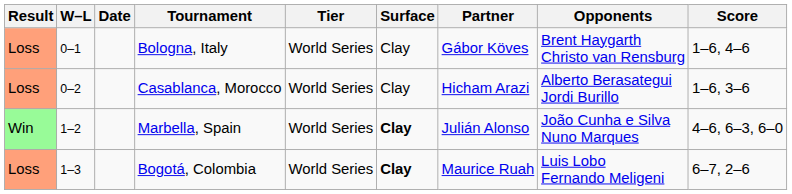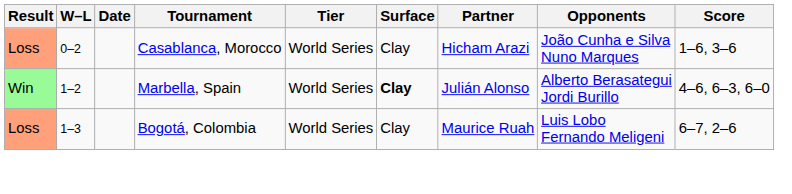- row: (183, 48)
(606, 88) Alberto Berasategui Jordi Burillo -> (606, 48) João Cunha e Silva Nuno Marques
(606, 128) João Cunha e Silva Nuno Marques -> (606, 88) Alberto Berasategui Jordi Burillo
(396, 169) bold -> (395, 128) normal
